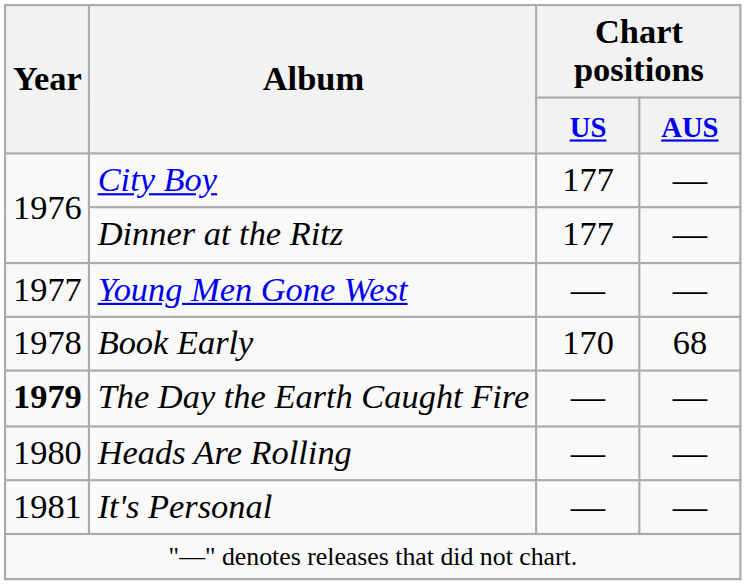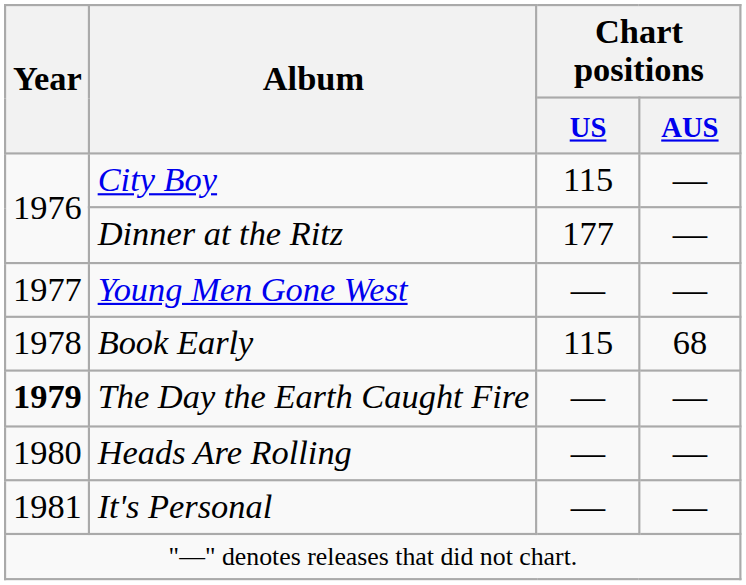(588, 179) 177 -> (588, 179) 115
(588, 343) 170 -> (588, 343) 115
